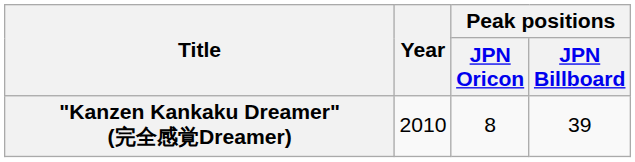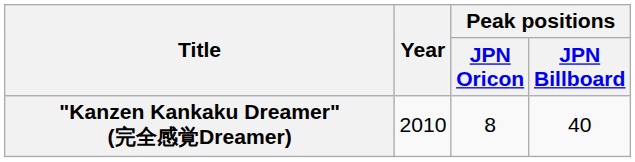(580, 125) 39 -> (580, 125) 40
